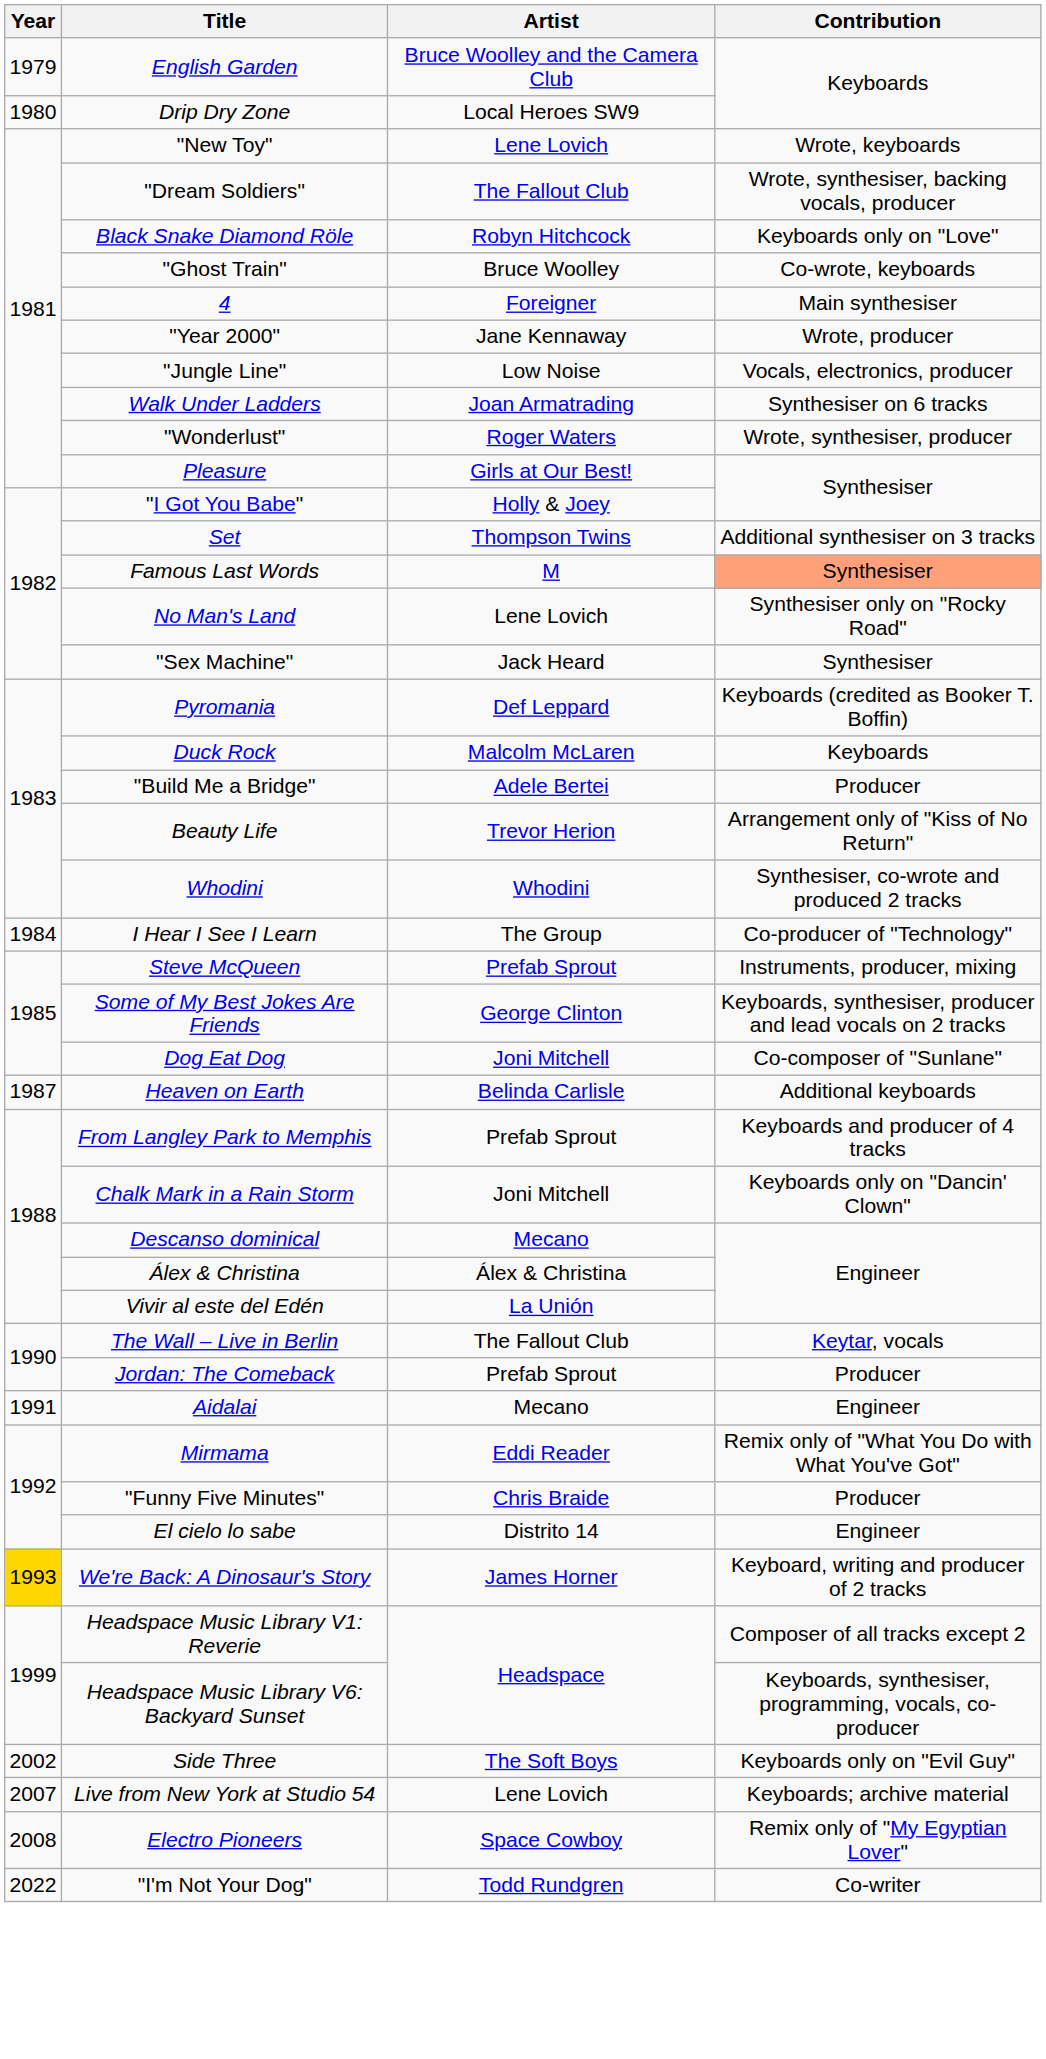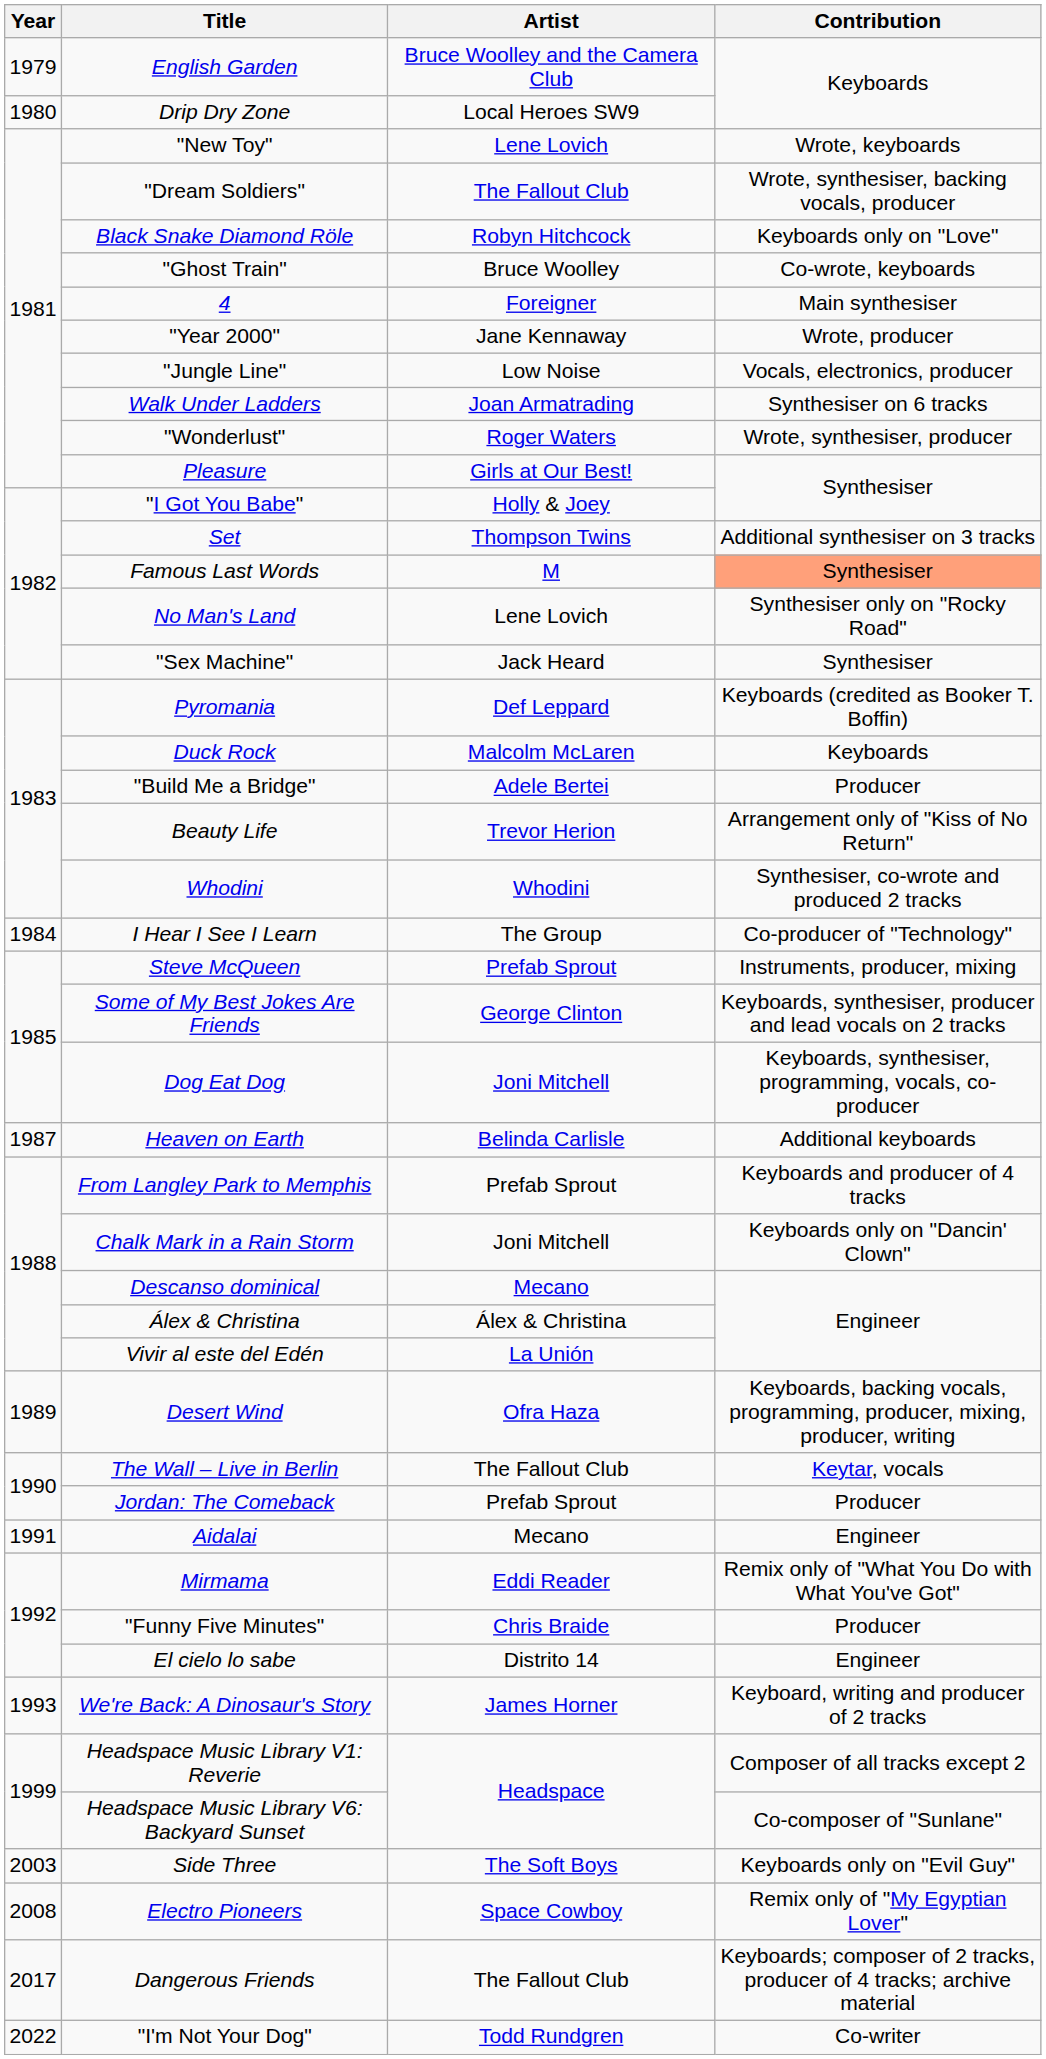(878, 1058) Co-composer of "Sunlane" -> (878, 1082) Keyboards, synthesiser, programming, vocals, co-producer
+ row: (225, 1411)
(33, 1577) gold background -> (33, 1705) no background
(878, 1703) Keyboards, synthesiser, programming, vocals, co-producer -> (878, 1820) Co-composer of "Sunlane"
(33, 1760) 2002 -> (33, 1865) 2003
- row: (225, 1794)
+ row: (225, 1979)
